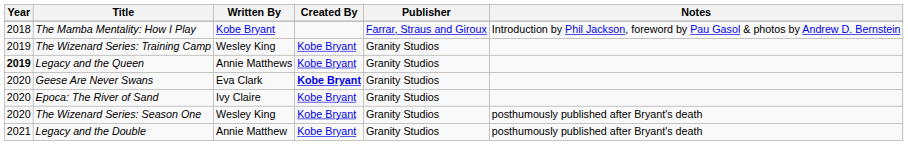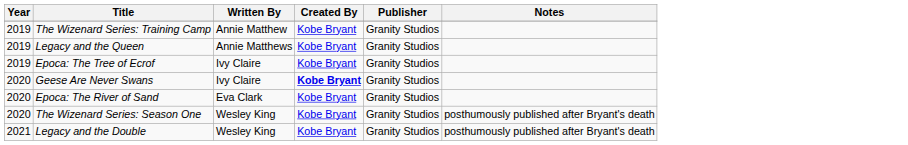- row: (116, 30)
(246, 47) Wesley King -> (251, 30) Annie Matthew
(19, 64) bold -> (19, 47) normal
+ row: (95, 64)
(239, 81) Eva Clark -> (238, 81) Ivy Claire
(238, 98) Ivy Claire -> (239, 98) Eva Clark
(251, 132) Annie Matthew -> (246, 132) Wesley King
